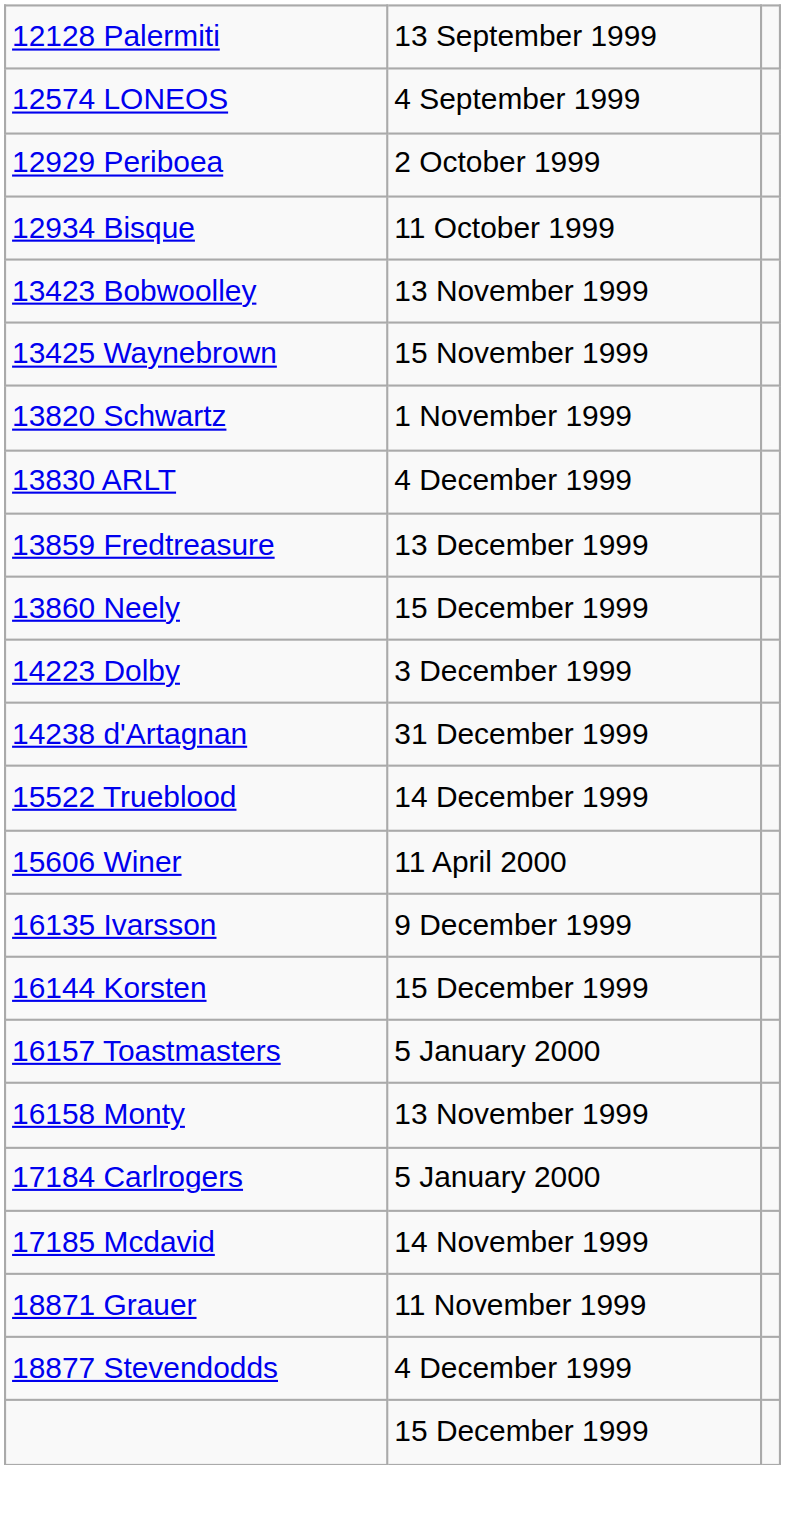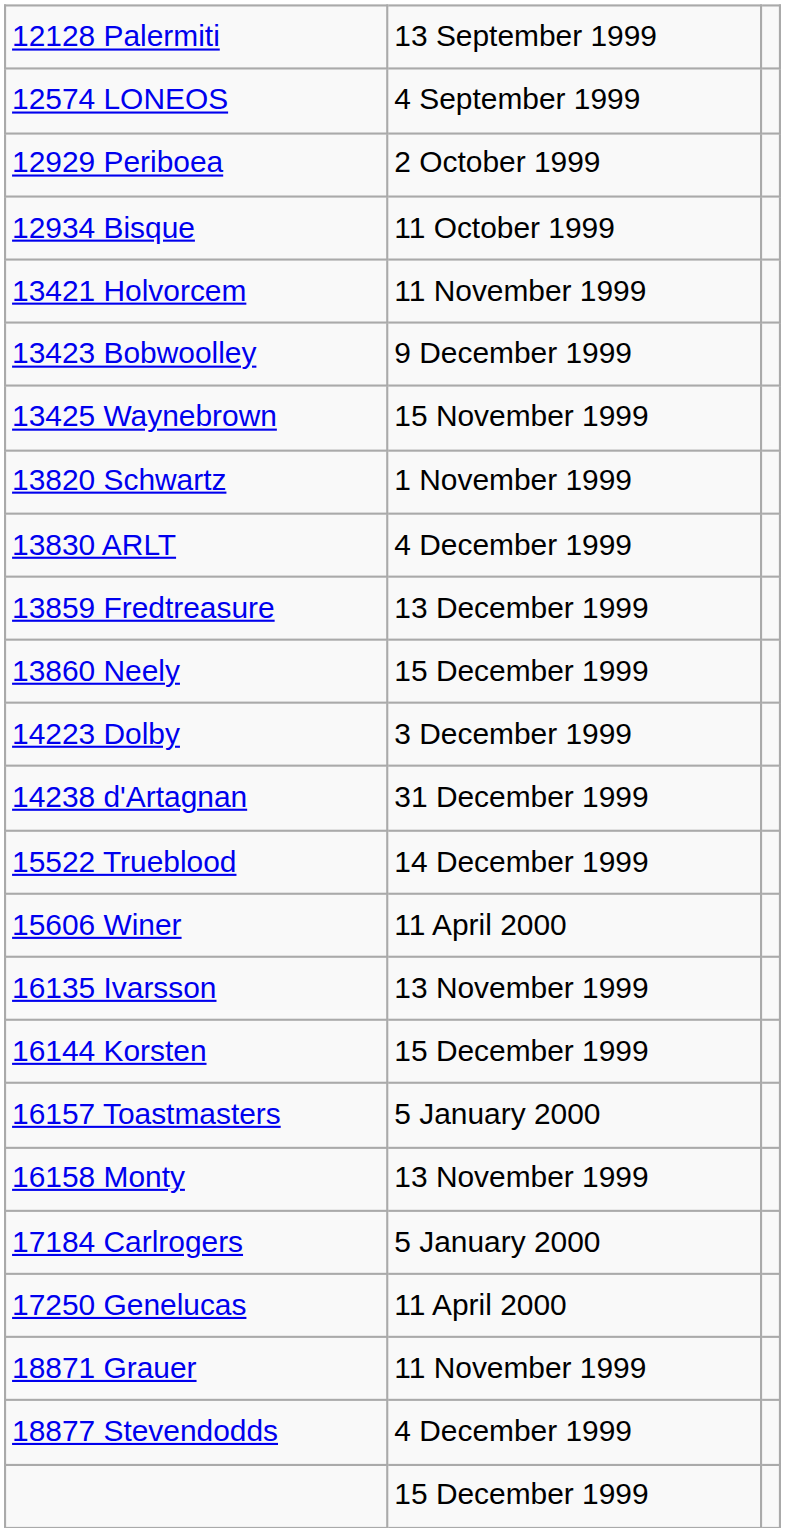+ row: (129, 290)
(521, 290) 13 November 1999 -> (513, 353) 9 December 1999
(513, 924) 9 December 1999 -> (521, 987) 13 November 1999
- row: (113, 1241)
+ row: (129, 1304)
